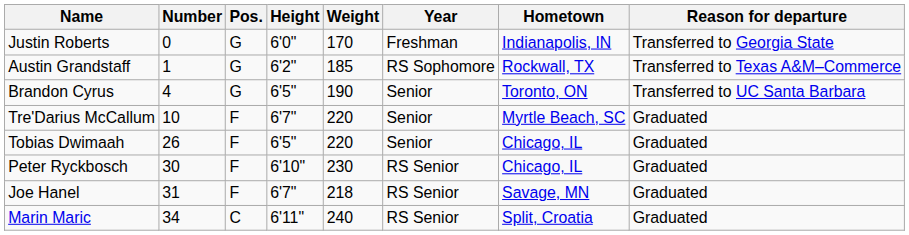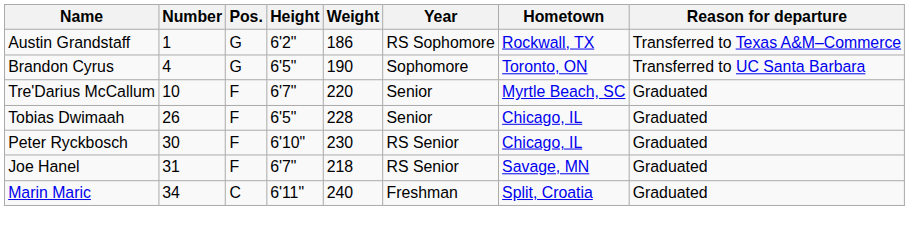- row: (59, 42)
(340, 67) 185 -> (340, 42) 186
(409, 92) Senior -> (427, 67) Sophomore
(340, 142) 220 -> (340, 117) 228
(423, 218) RS Senior -> (422, 192) Freshman
